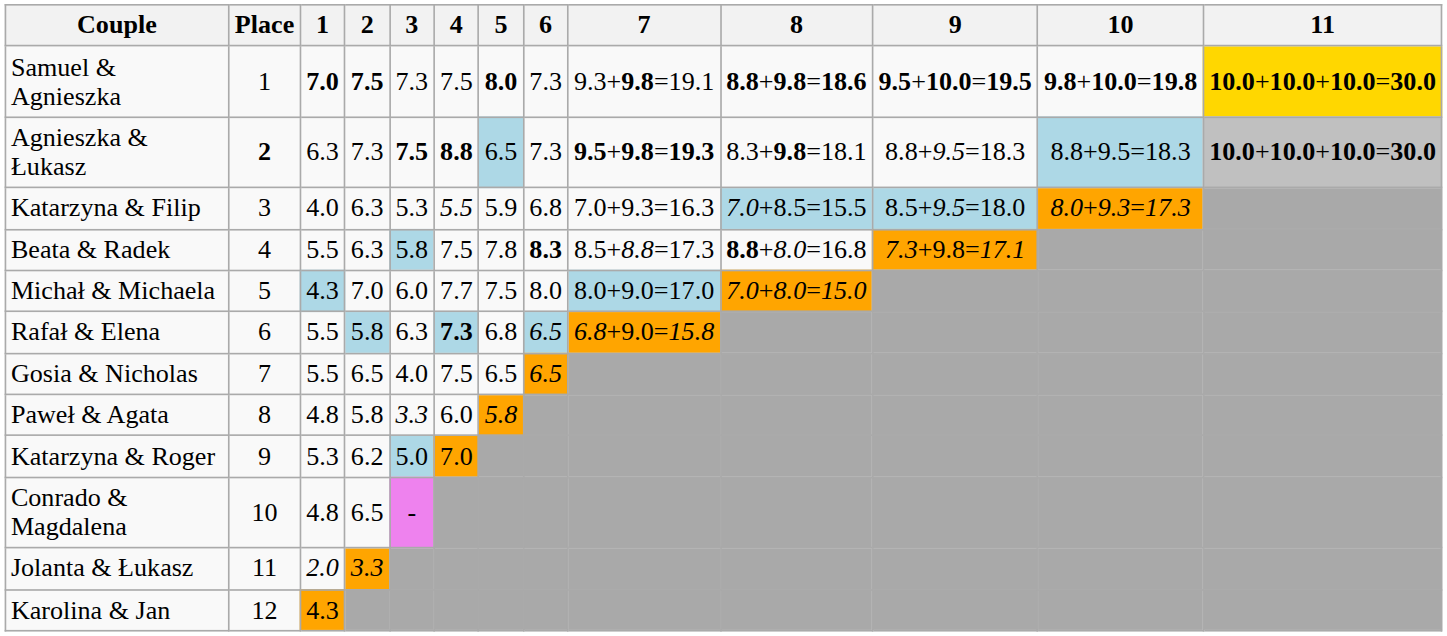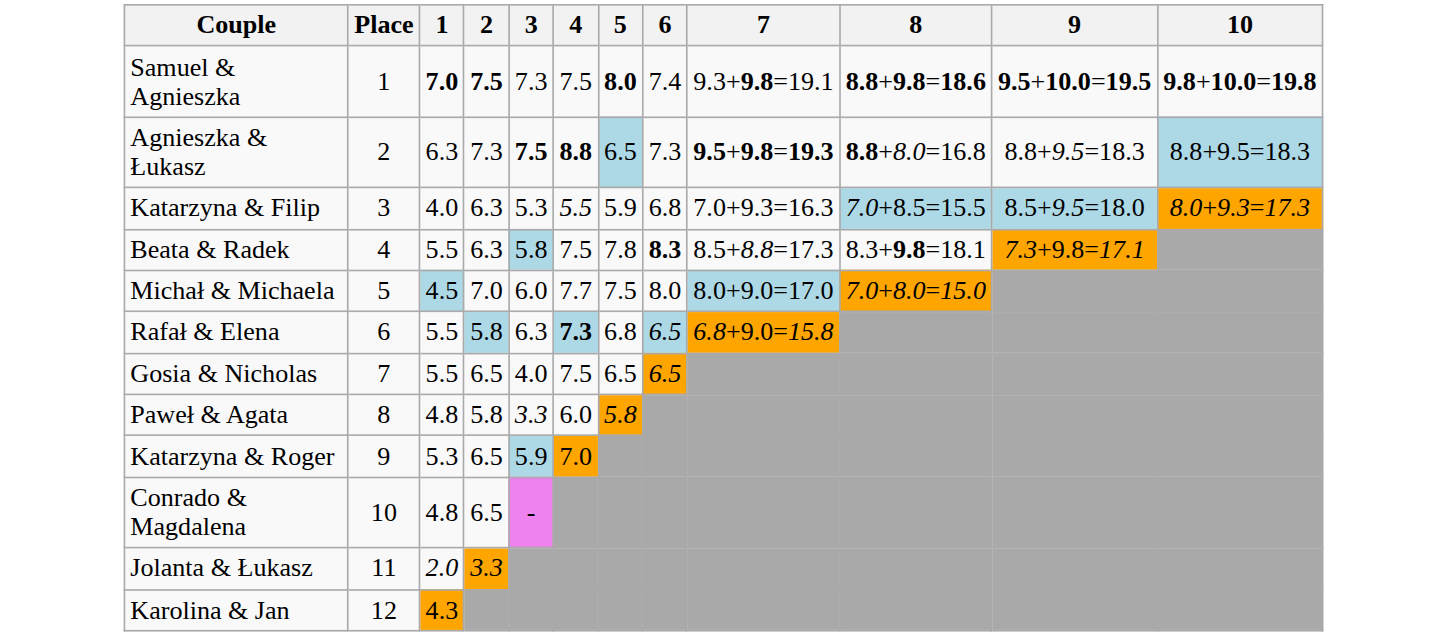- column: (1323, 25)
(546, 81) 7.3 -> (665, 81) 7.4
(265, 151) bold -> (384, 151) normal
(796, 151) 8.3+9.8=18.1 -> (916, 151) 8.8+8.0=16.8
(796, 249) 8.8+8.0=16.8 -> (916, 249) 8.3+9.8=18.1
(323, 290) 4.3 -> (442, 290) 4.5
(367, 456) 6.2 -> (487, 456) 6.5
(412, 456) 5.0 -> (531, 456) 5.9
